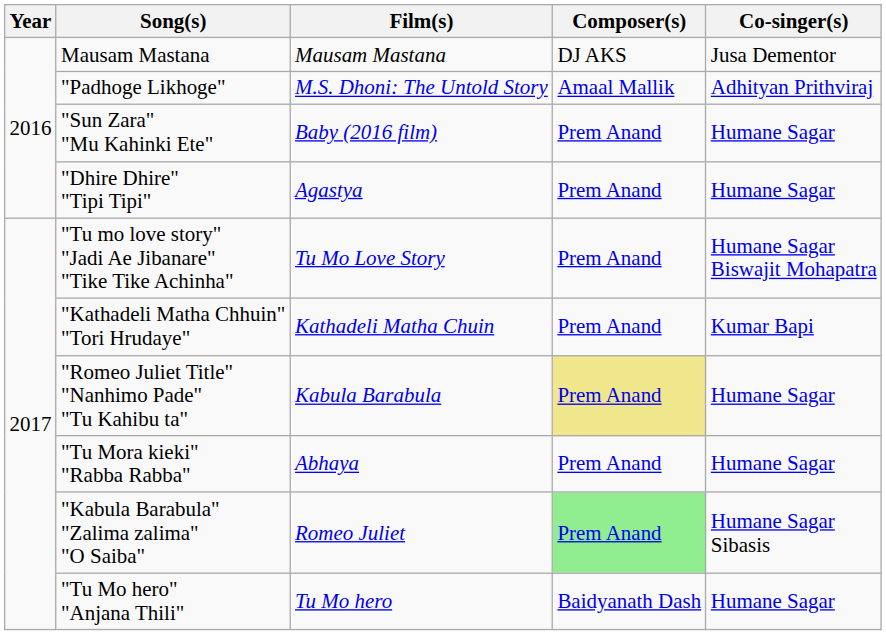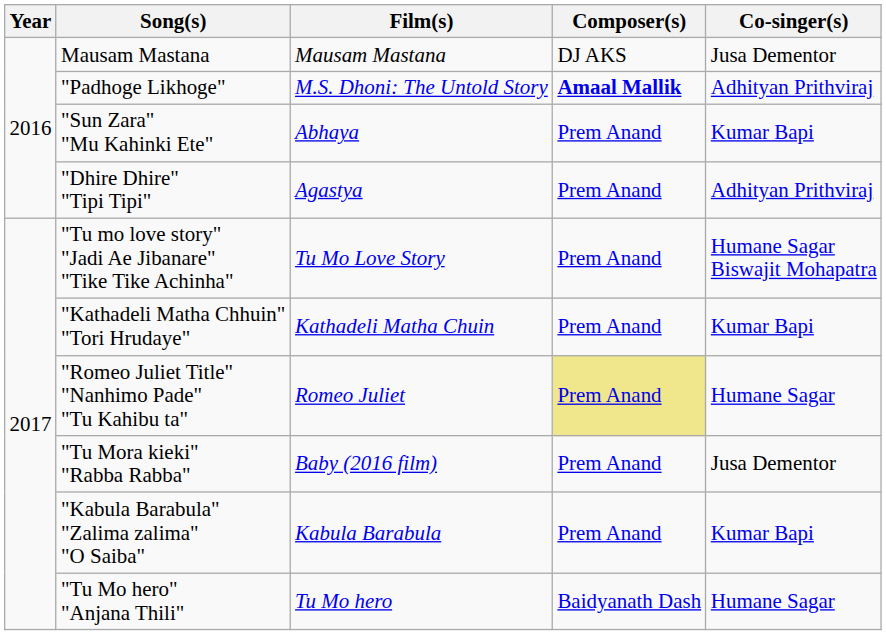(616, 87) normal -> (619, 87) bold
(366, 132) Baby (2016 film) -> (327, 132) Abhaya
(773, 132) Humane Sagar -> (762, 132) Kumar Bapi
(773, 189) Humane Sagar -> (792, 189) Adhityan Prithviraj
(368, 395) Kabula Barabula -> (350, 395) Romeo Juliet
(327, 463) Abhaya -> (366, 463) Baby (2016 film)
(773, 463) Humane Sagar -> (773, 463) Jusa Dementor
(350, 532) Romeo Juliet -> (368, 532) Kabula Barabula
(609, 532) lightgreen background -> (609, 532) no background
(773, 532) Humane Sagar Sibasis -> (762, 532) Kumar Bapi
